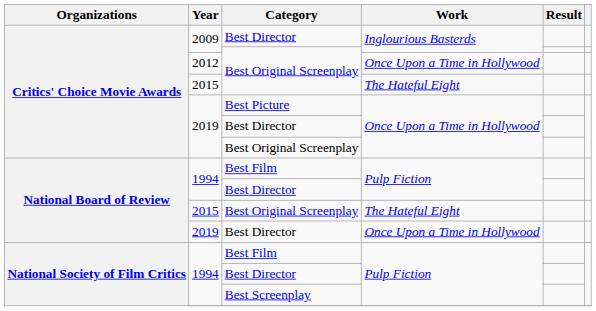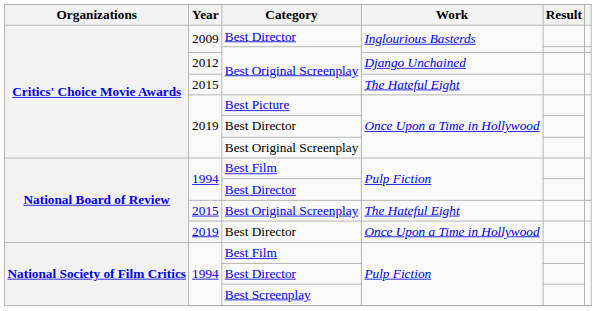(452, 63) Once Upon a Time in Hollywood -> (415, 63) Django Unchained
